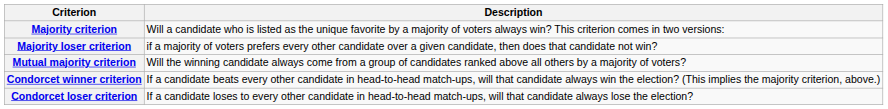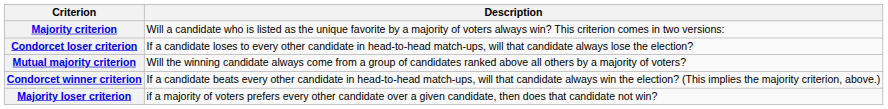rows swapped: (74, 46) <-> (74, 96)
